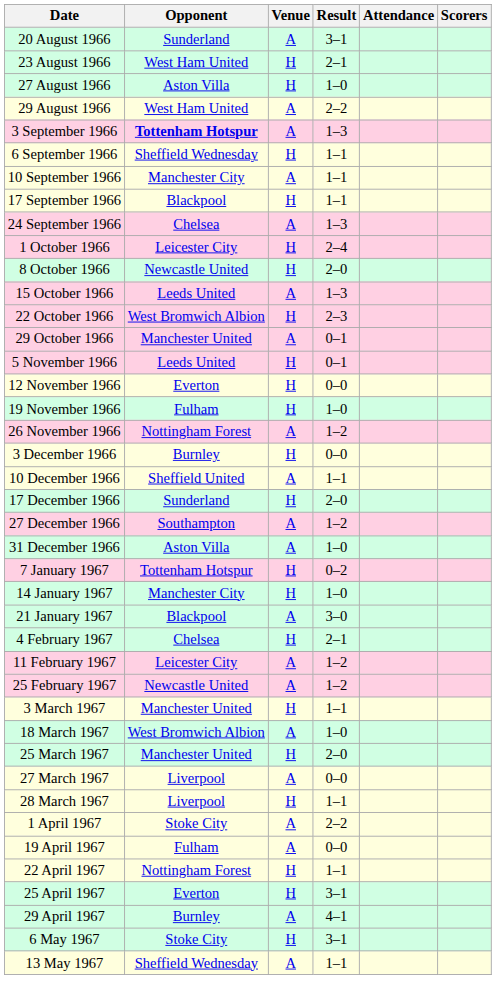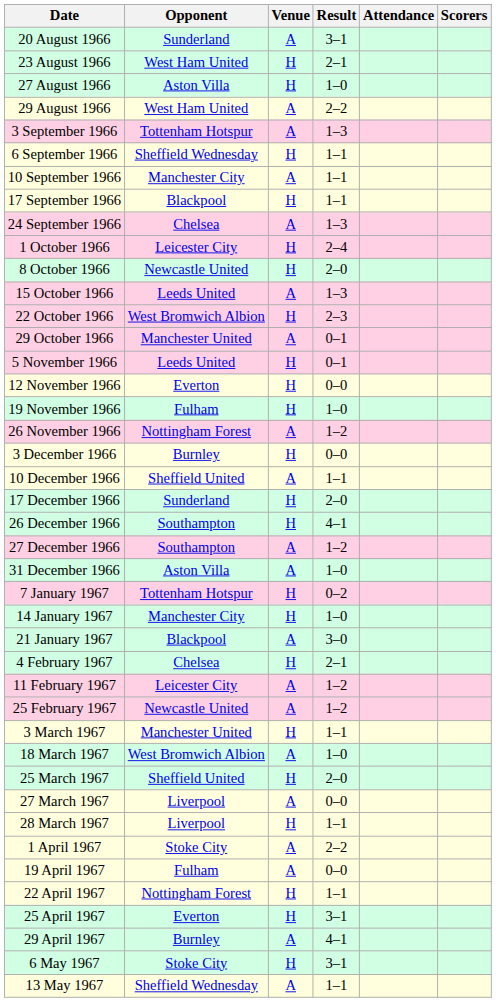(196, 131) bold -> (196, 131) normal
+ row: (64, 524)
(196, 754) Manchester United -> (196, 778) Sheffield United
